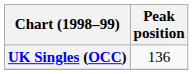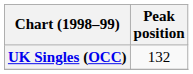(159, 57) 136 -> (159, 57) 132
